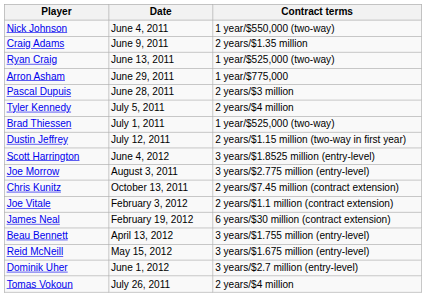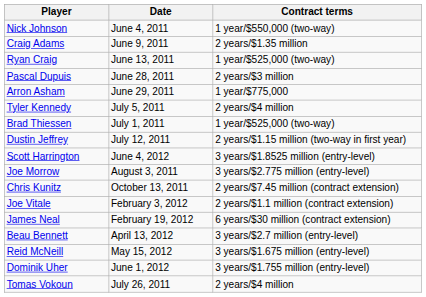rows swapped: (39, 92) <-> (36, 76)
(292, 236) 3 years/$1.755 million (entry-level) -> (287, 236) 3 years/$2.7 million (entry-level)
(287, 268) 3 years/$2.7 million (entry-level) -> (292, 268) 3 years/$1.755 million (entry-level)
